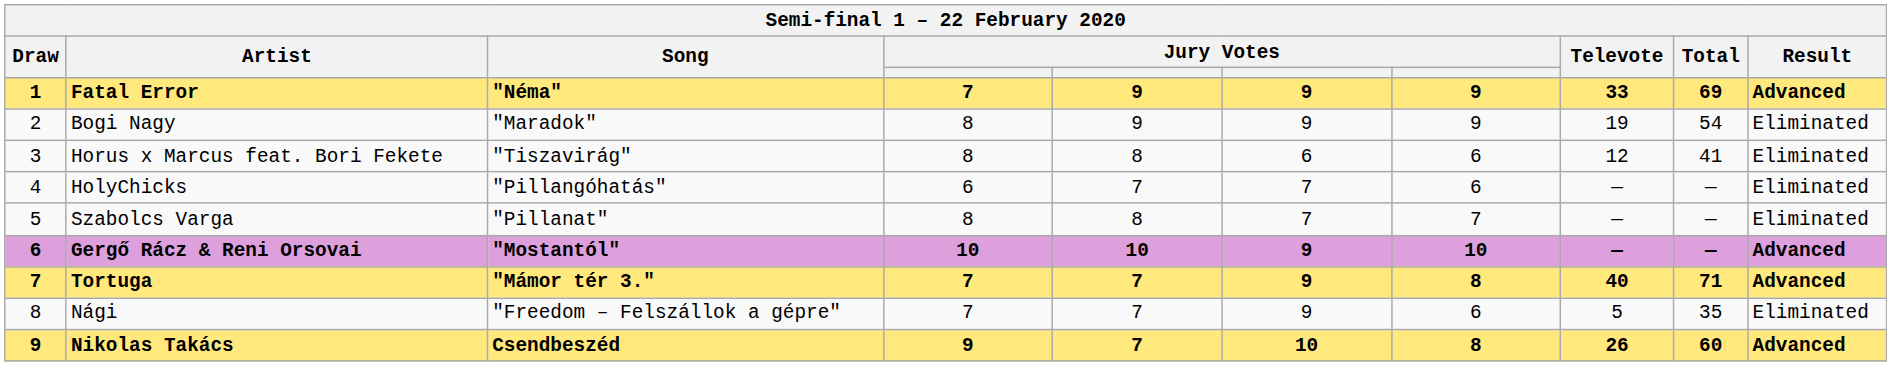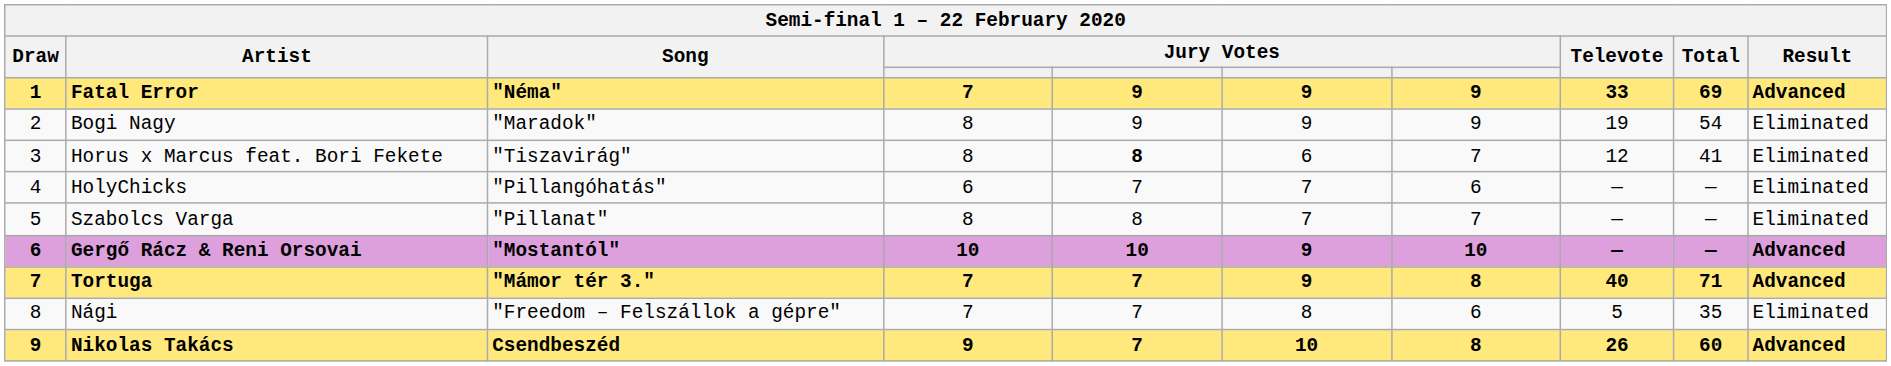(1137, 156) normal -> (1137, 156) bold
(1476, 156) 6 -> (1476, 156) 7
(1307, 314) 9 -> (1307, 314) 8
